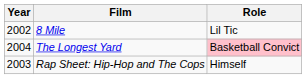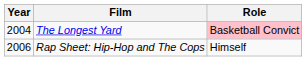- row: (51, 30)
(19, 64) 2003 -> (19, 47) 2006
